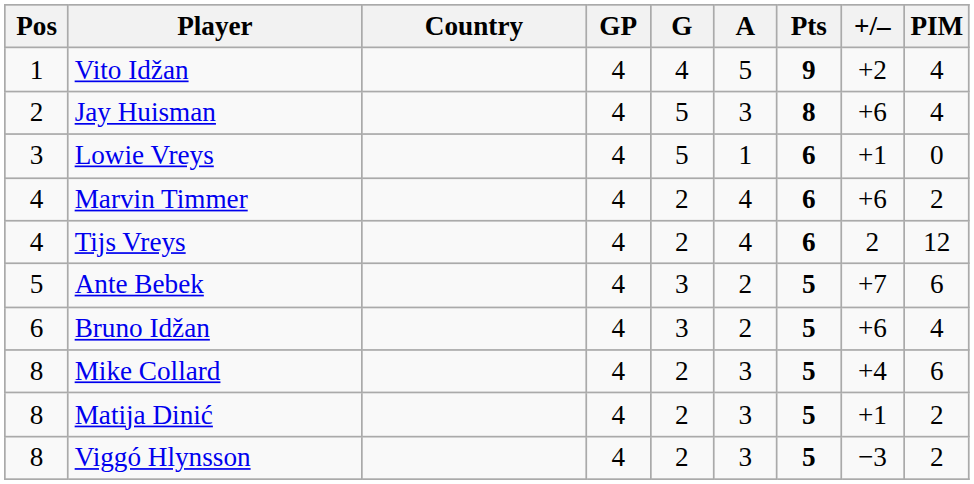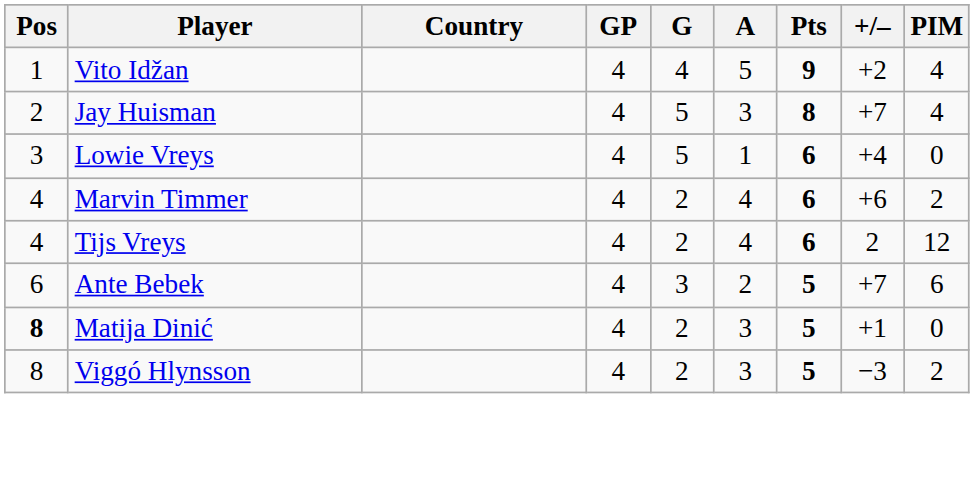(872, 112) +6 -> (872, 112) +7
(872, 155) +1 -> (872, 155) +4
(37, 284) 5 -> (37, 284) 6
- row: (142, 328)
- row: (148, 371)
(37, 414) normal -> (37, 328) bold
(937, 414) 2 -> (937, 328) 0
